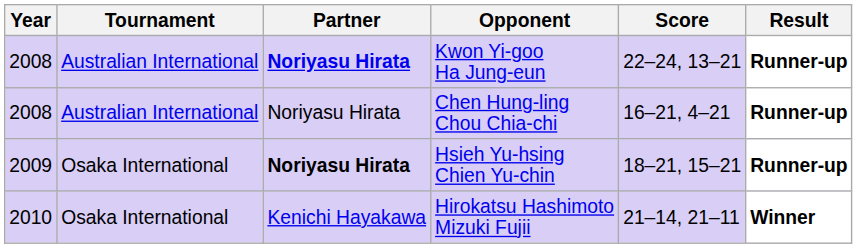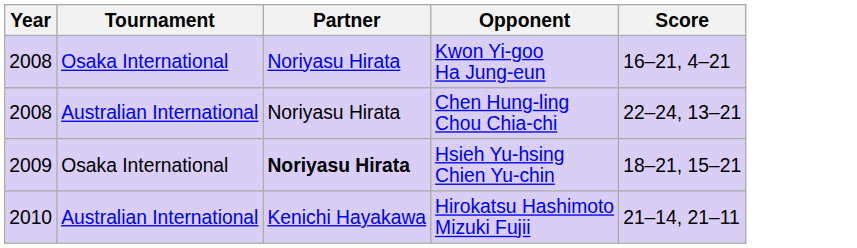- column: (799, 20)
(160, 62) Australian International -> (145, 62) Osaka International
(339, 62) bold -> (334, 62) normal
(682, 62) 22–24, 13–21 -> (677, 62) 16–21, 4–21
(677, 113) 16–21, 4–21 -> (682, 113) 22–24, 13–21
(145, 217) Osaka International -> (160, 217) Australian International
